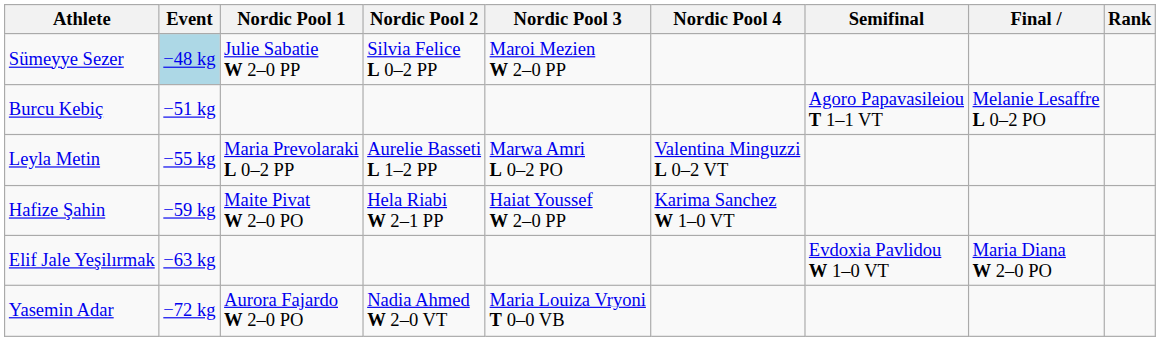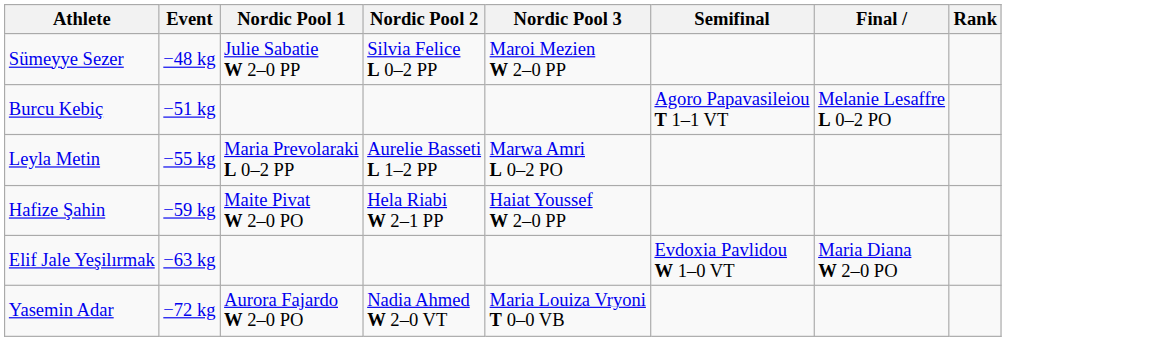- column: (727, 19)
(189, 59) lightblue background -> (189, 59) no background
